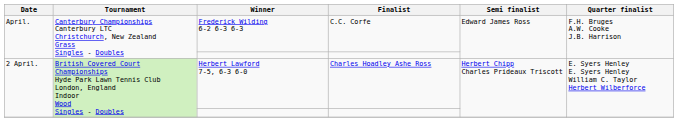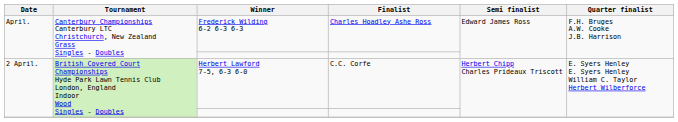(350, 21) C.C. Corfe -> (381, 21) Charles Hoadley Ashe Ross
(381, 64) Charles Hoadley Ashe Ross -> (350, 64) C.C. Corfe
